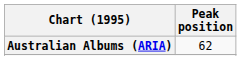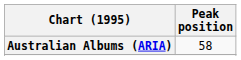(205, 46) 62 -> (205, 46) 58
